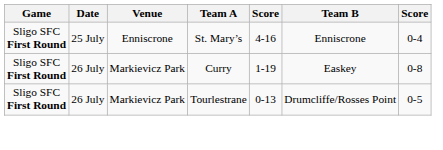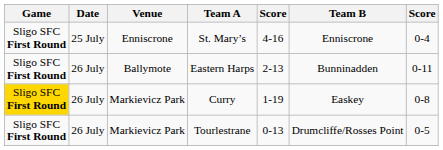+ row: (222, 68)
(36, 68) no background -> (36, 99) gold background
